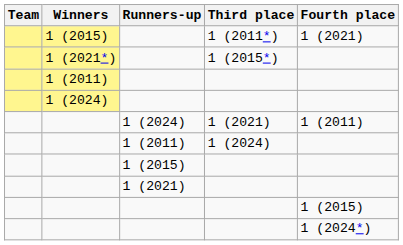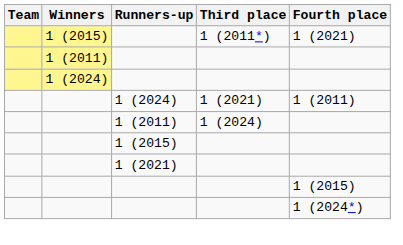- row: (81, 58)
